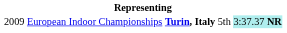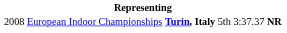(14, 21) 2009 -> (14, 21) 2008
(258, 21) paleturquoise background -> (258, 21) no background
